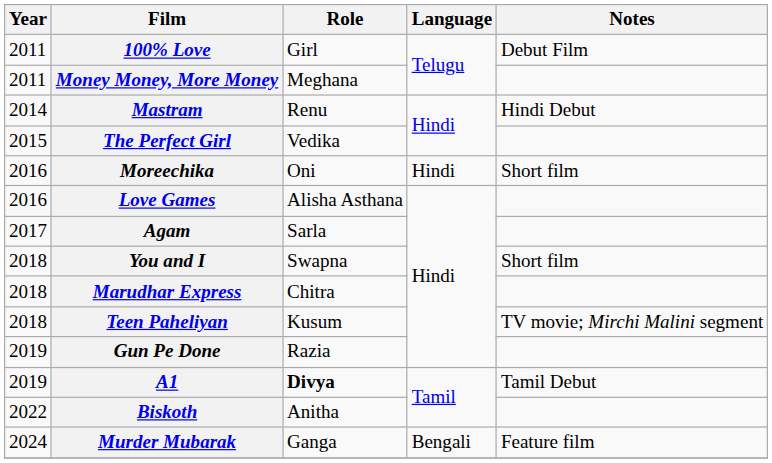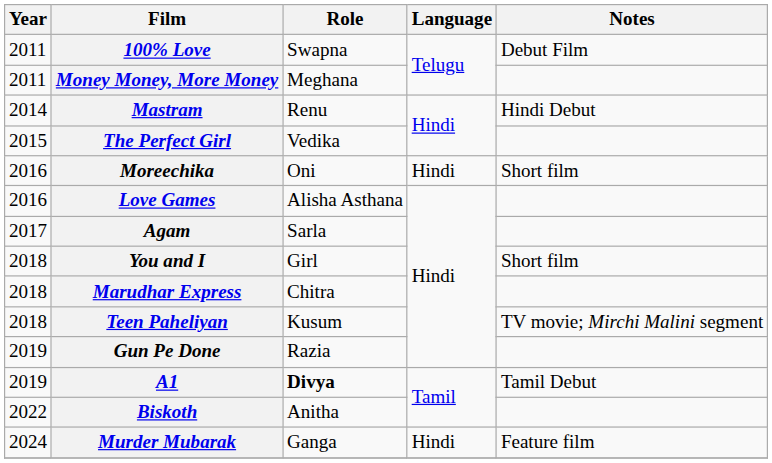(302, 49) Girl -> (317, 49) Swapna
(317, 261) Swapna -> (302, 261) Girl
(441, 442) Bengali -> (433, 442) Hindi
